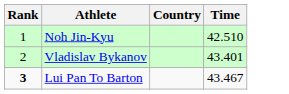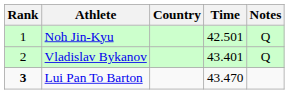+ column: (265, 15)
(225, 36) 42.510 -> (225, 36) 42.501
(225, 78) 43.467 -> (225, 78) 43.470
